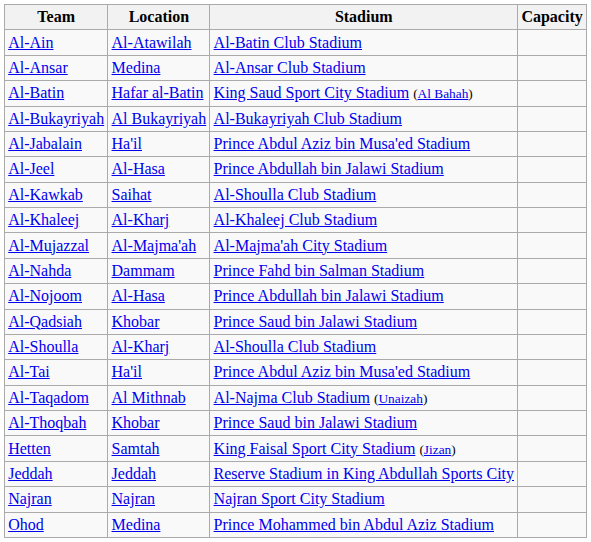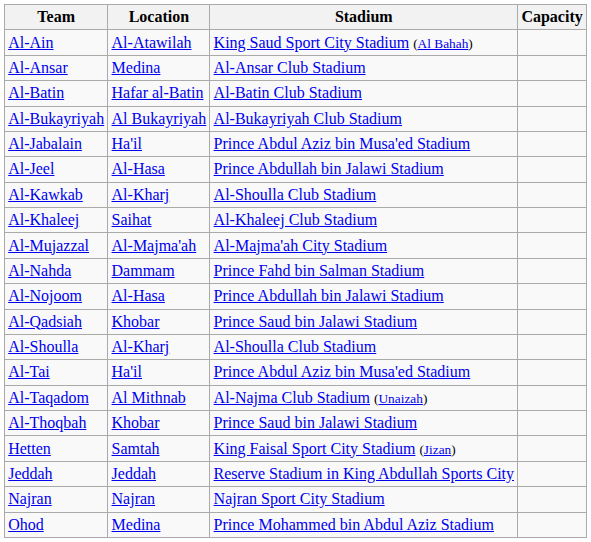(288, 42) Al-Batin Club Stadium -> (343, 42) King Saud Sport City Stadium (Al Bahah)
(343, 93) King Saud Sport City Stadium (Al Bahah) -> (288, 93) Al-Batin Club Stadium
(132, 194) Saihat -> (140, 194) Al-Kharj
(140, 220) Al-Kharj -> (132, 220) Saihat
